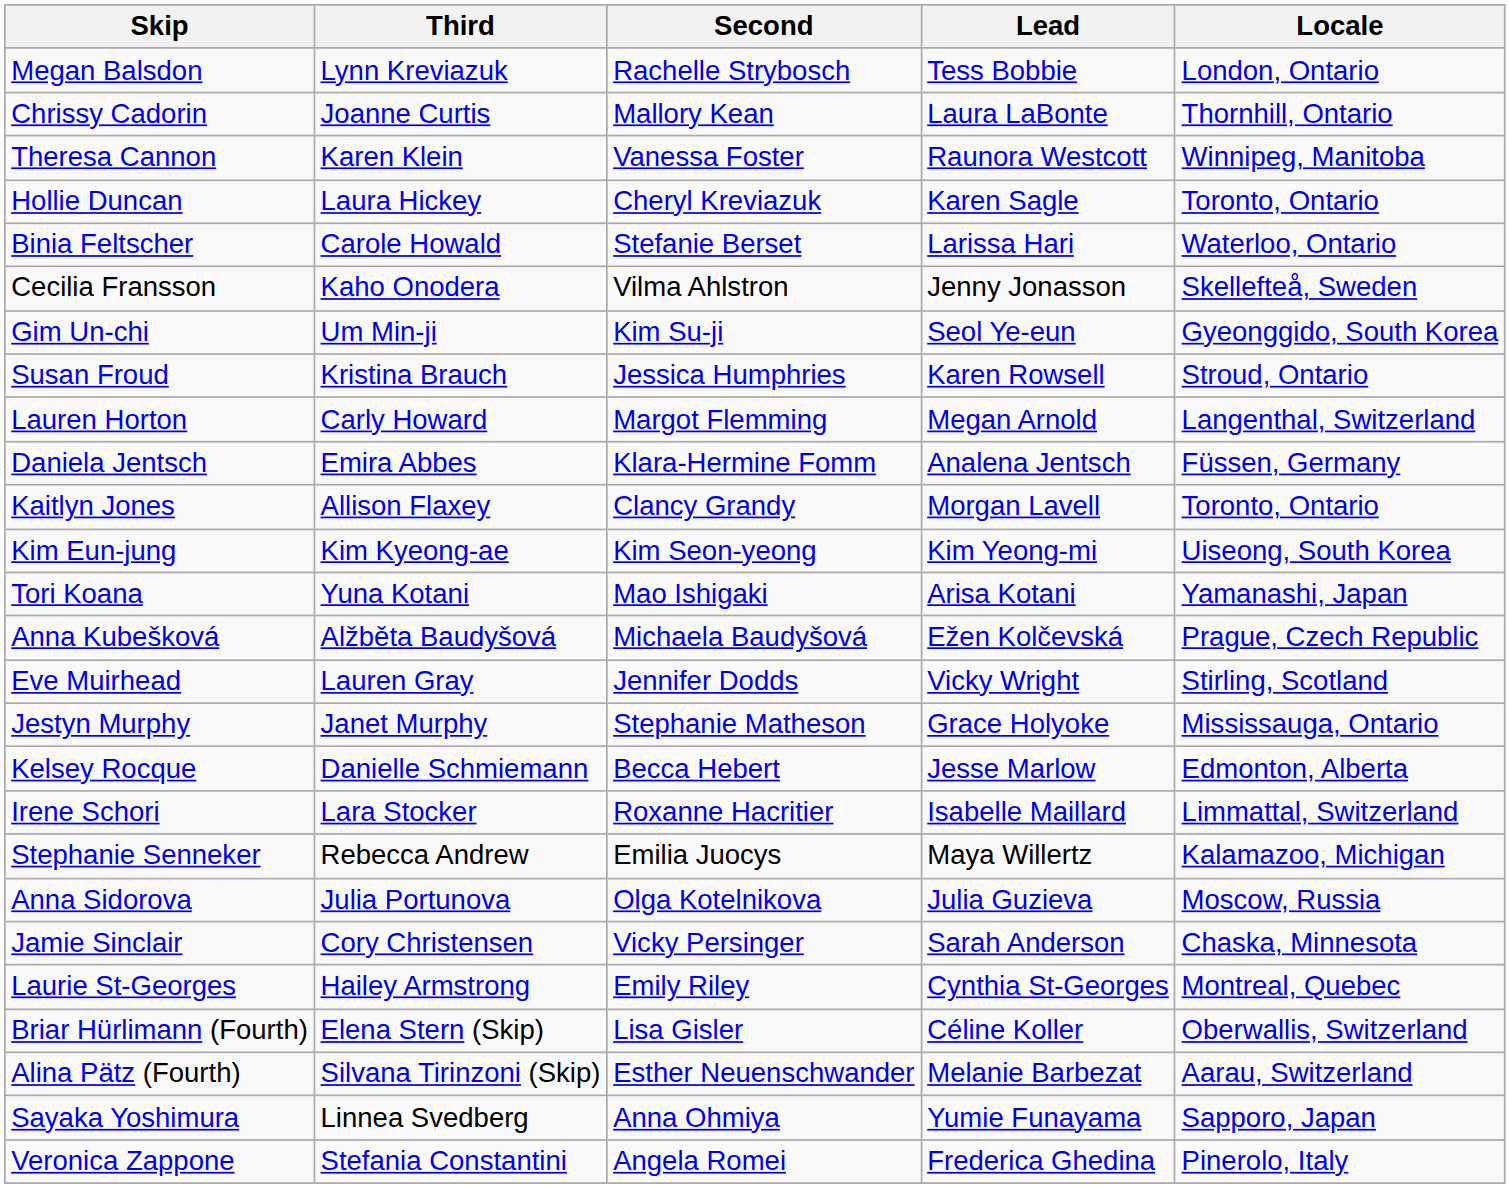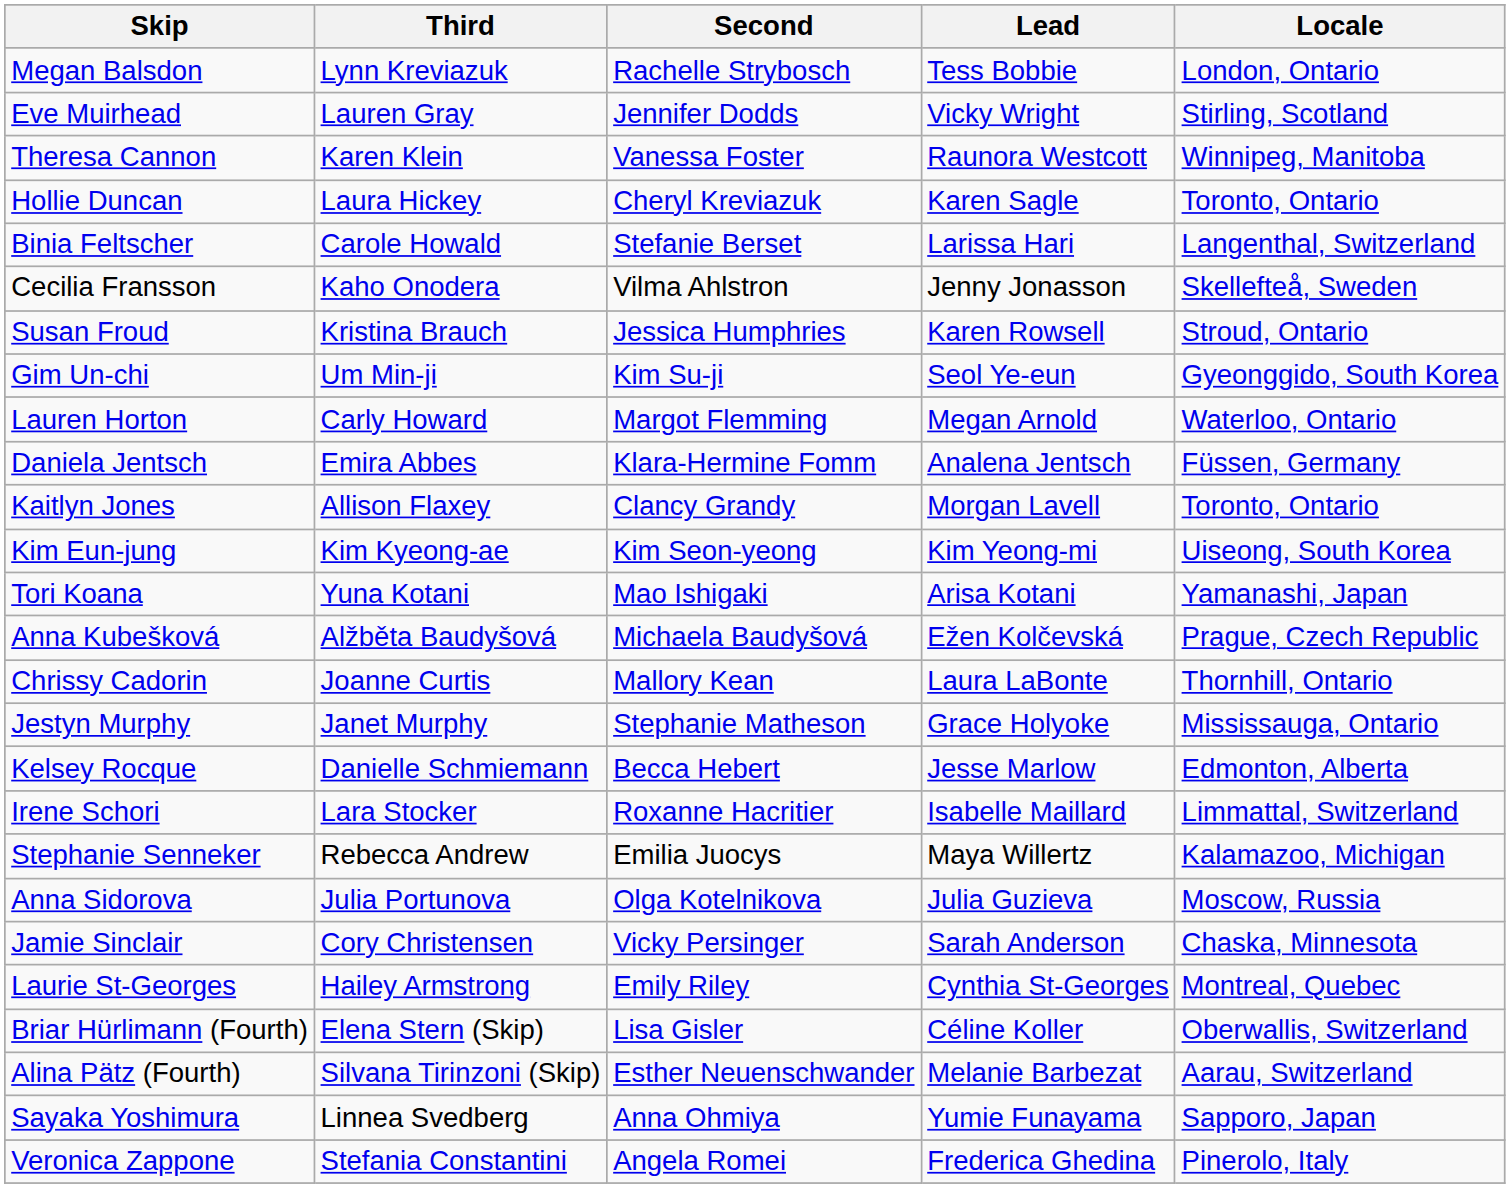rows swapped: (109, 113) <-> (96, 680)
(1289, 244) Waterloo, Ontario -> (1328, 244) Langenthal, Switzerland
rows swapped: (90, 375) <-> (80, 331)
(1328, 419) Langenthal, Switzerland -> (1289, 419) Waterloo, Ontario
